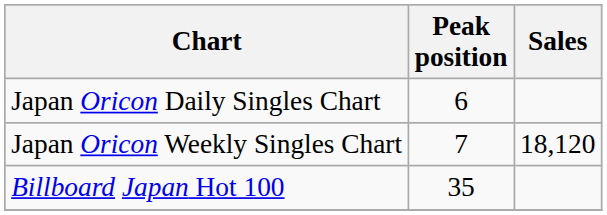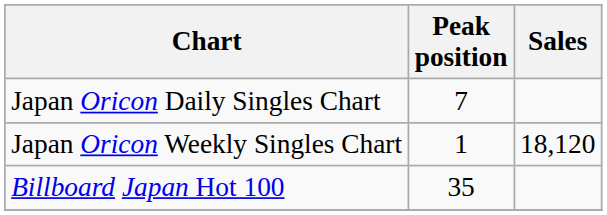(461, 100) 6 -> (461, 100) 7
(461, 143) 7 -> (461, 143) 1
